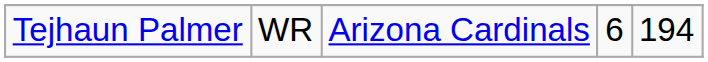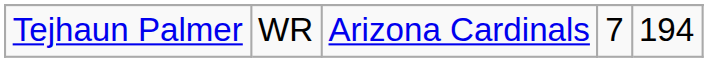(614, 30) 6 -> (614, 30) 7
